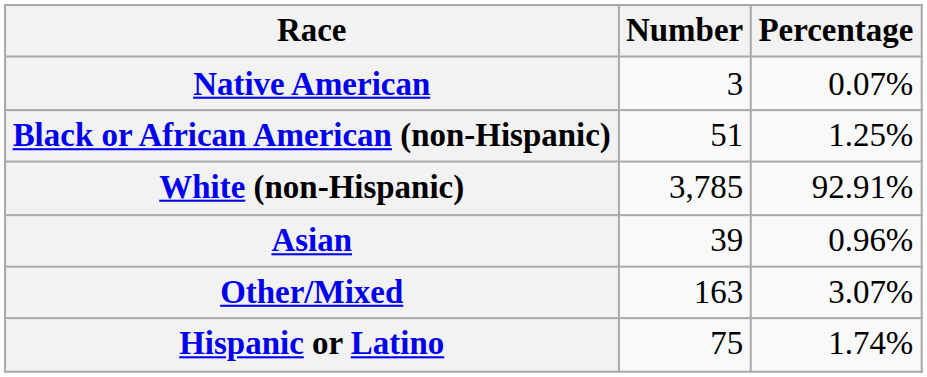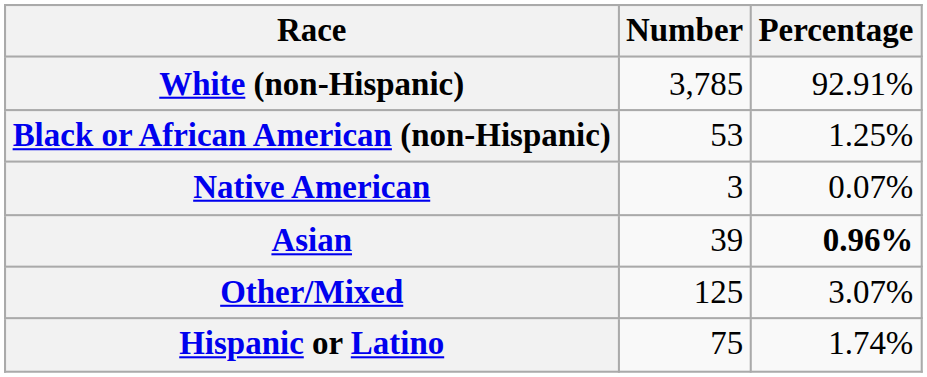rows swapped: (312, 187) <-> (312, 82)
(727, 135) 51 -> (727, 135) 53
(871, 239) normal -> (868, 239) bold
(718, 291) 163 -> (718, 291) 125
